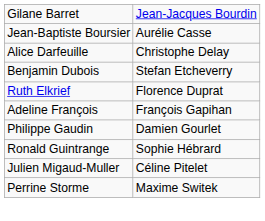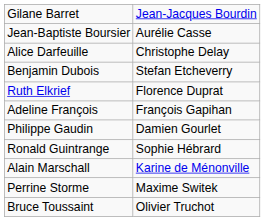+ row: (48, 168)
- row: (63, 168)
+ row: (50, 206)
